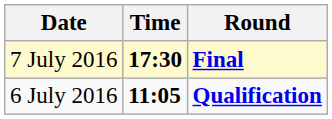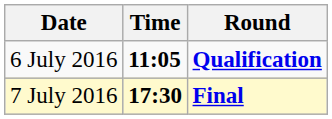rows swapped: (64, 95) <-> (64, 59)
